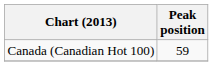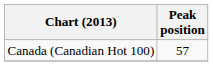(183, 50) 59 -> (183, 50) 57
